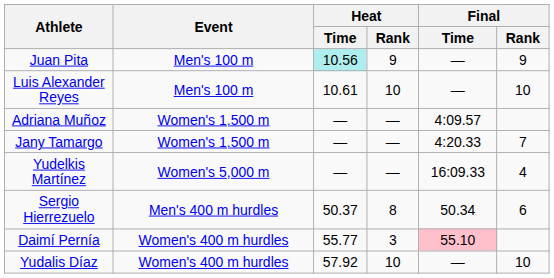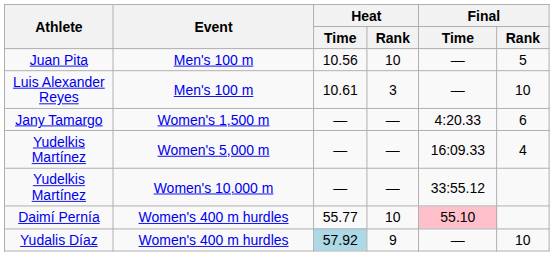(340, 60) paleturquoise background -> (340, 60) no background
(393, 60) 9 -> (393, 60) 10
(523, 60) 9 -> (523, 60) 5
(393, 90) 10 -> (393, 90) 3
- row: (59, 120)
(523, 142) 7 -> (523, 120) 6
+ row: (59, 188)
- row: (59, 210)
(393, 240) 3 -> (393, 218) 10
(340, 262) no background -> (340, 240) lightblue background
(393, 262) 10 -> (393, 240) 9
